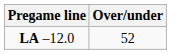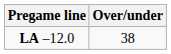(128, 37) 52 -> (128, 37) 38
